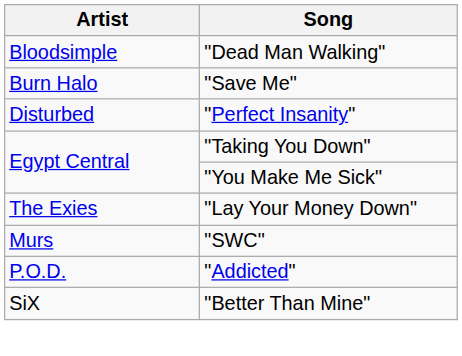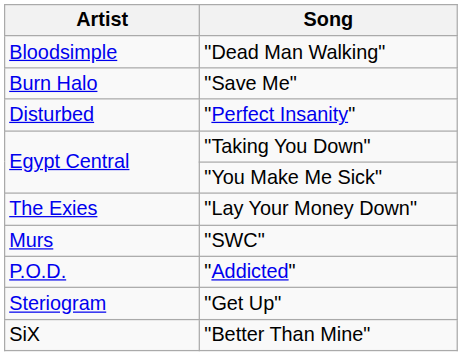+ row: (243, 303)
